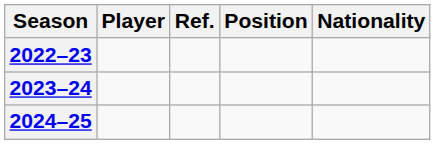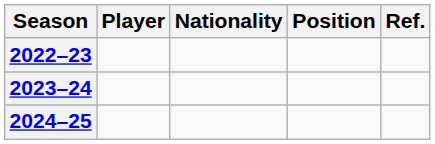columns swapped: (371, 21) <-> (195, 21)
